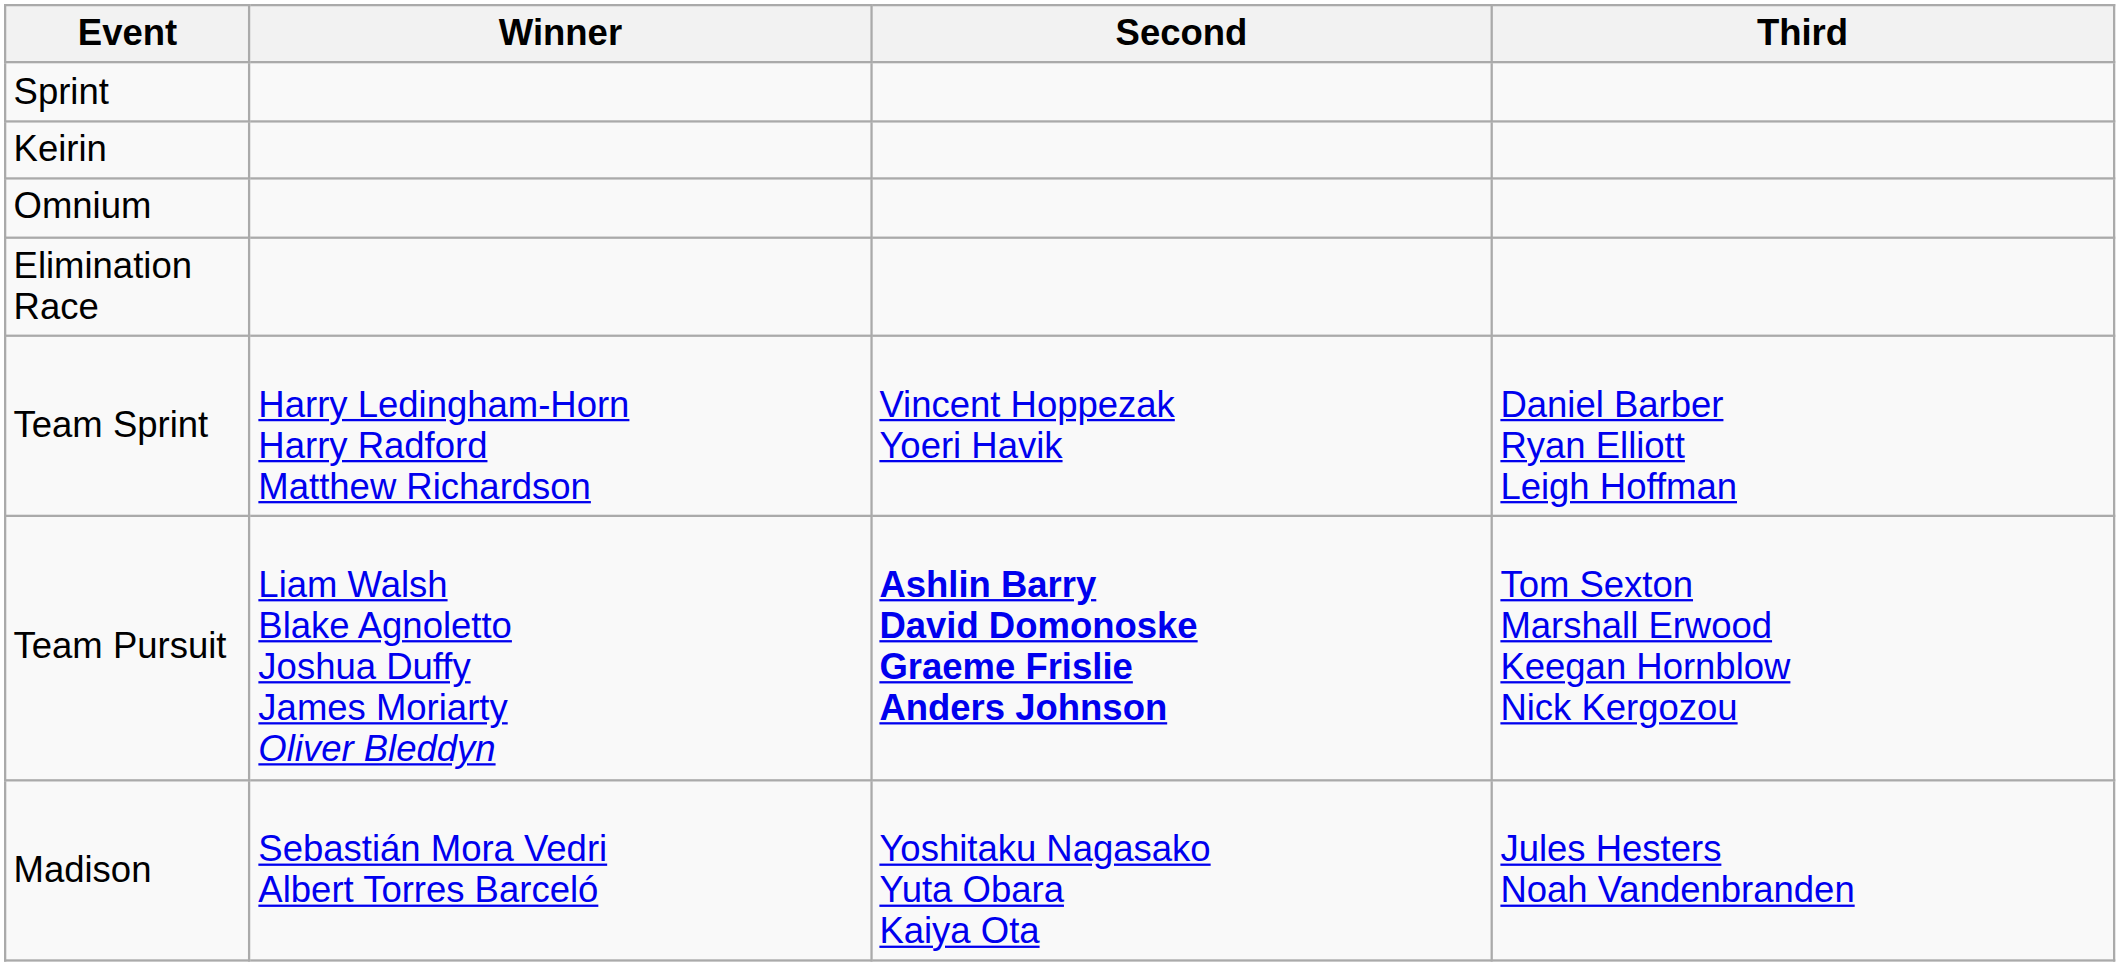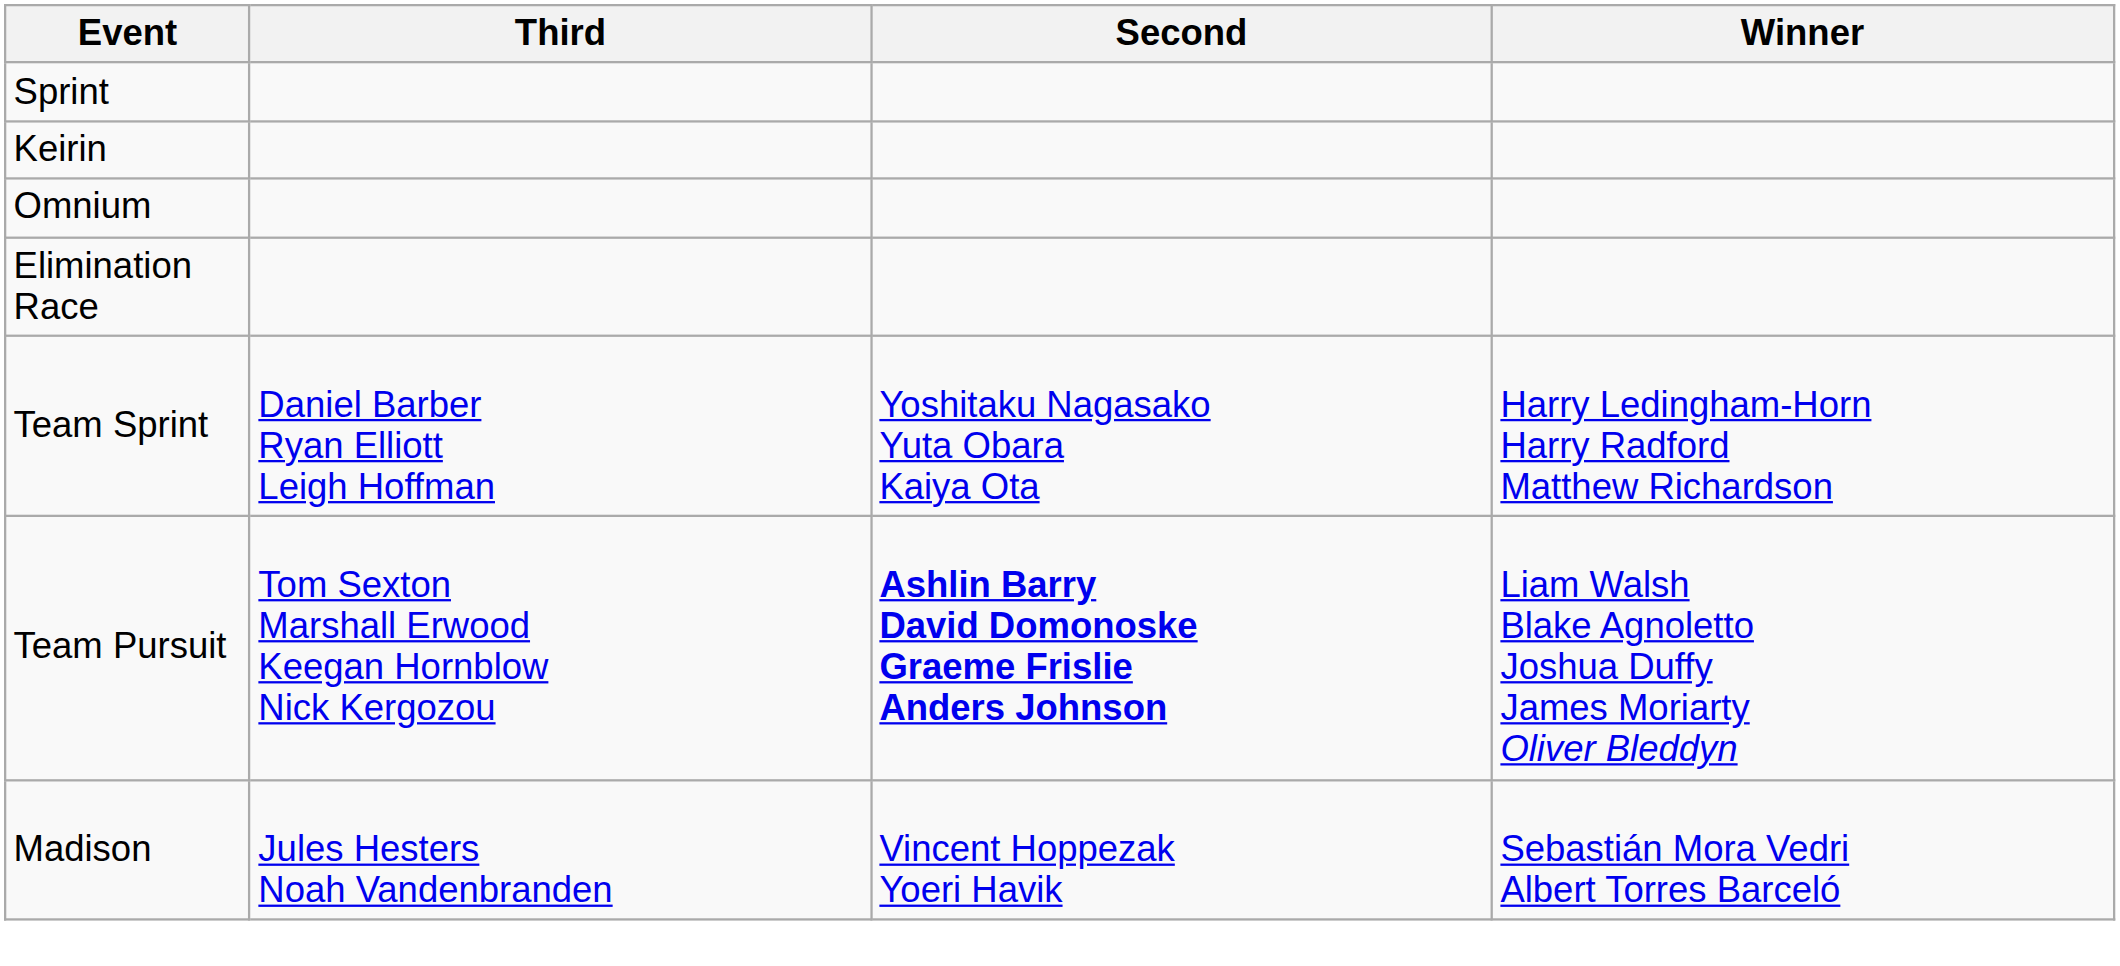columns swapped: (560, 33) <-> (1802, 33)
(1027, 425) Vincent Hoppezak Yoeri Havik -> (1045, 445) Yoshitaku Nagasako Yuta Obara Kaiya Ota
(1045, 889) Yoshitaku Nagasako Yuta Obara Kaiya Ota -> (1027, 869) Vincent Hoppezak Yoeri Havik
